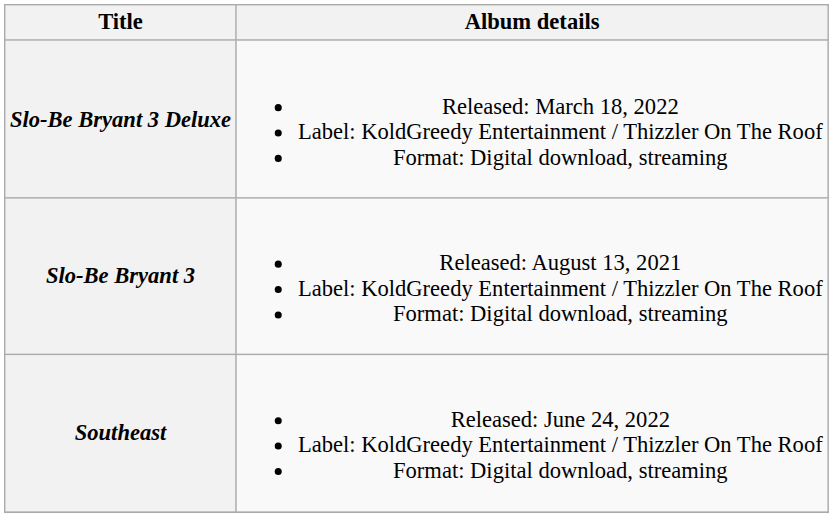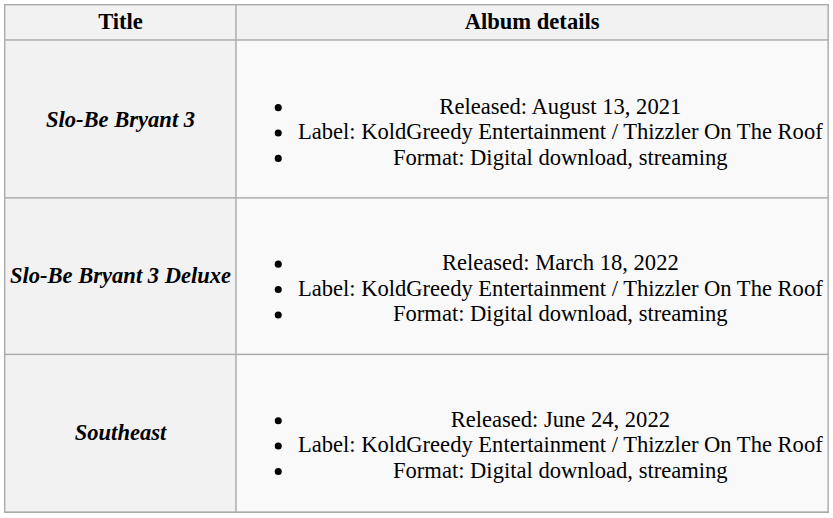rows swapped: (121, 275) <-> (121, 118)
